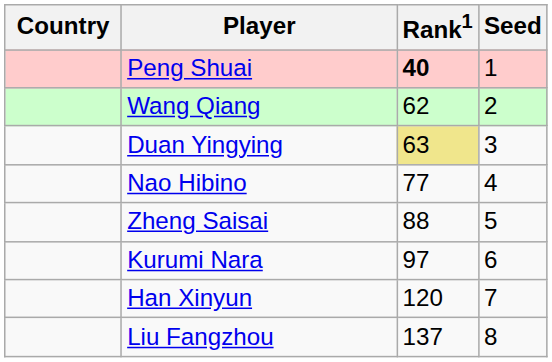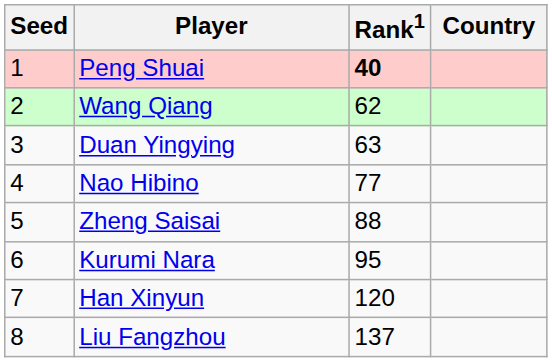columns swapped: (63, 26) <-> (513, 26)
(416, 145) khaki background -> (368, 145) no background
(416, 260) 97 -> (368, 260) 95
